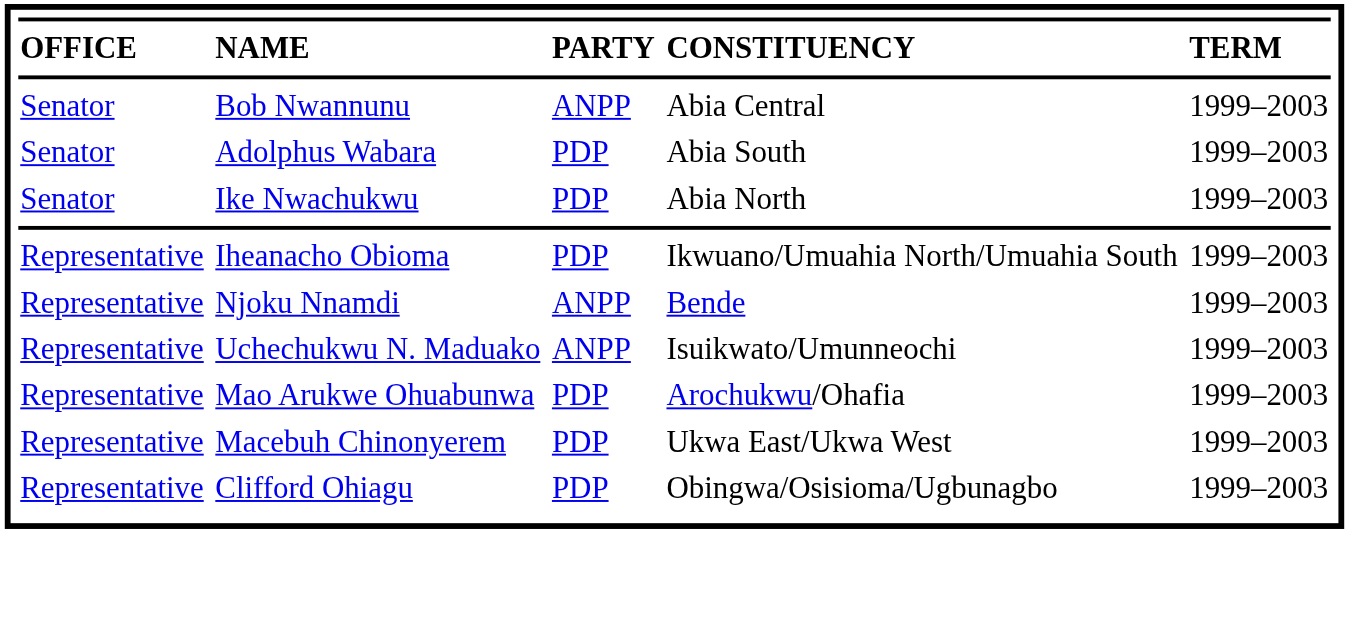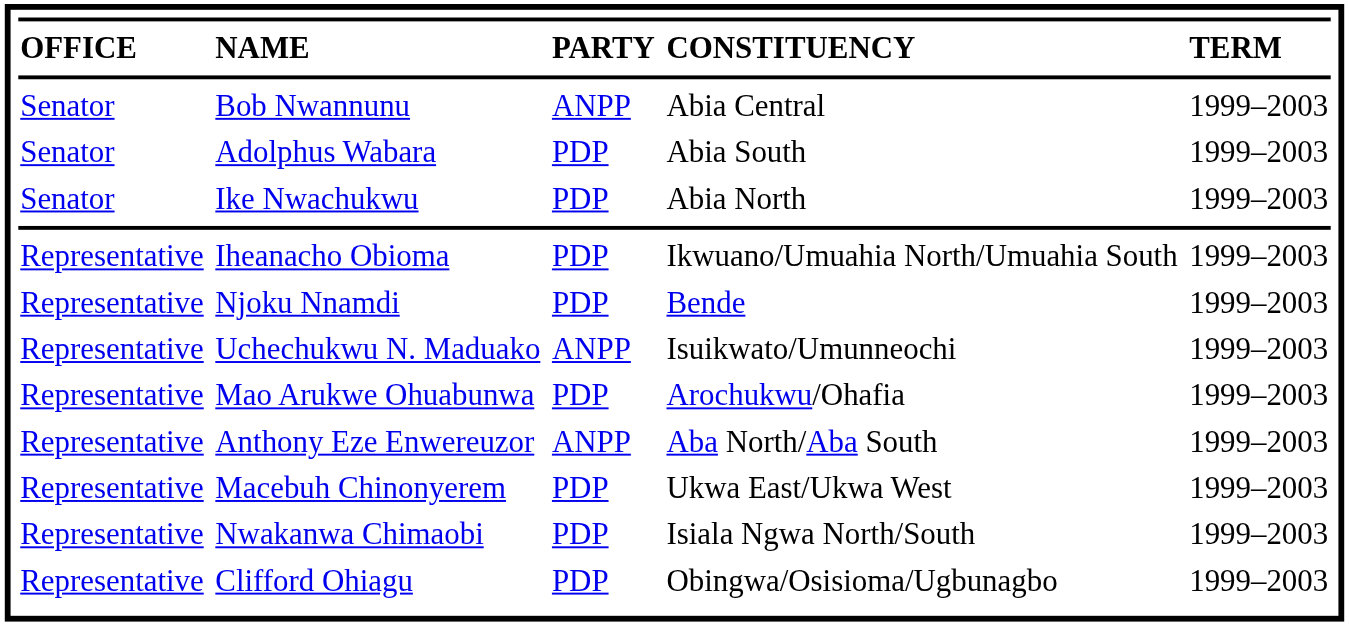(591, 302) ANPP -> (580, 302) PDP
+ row: (375, 441)
+ row: (350, 534)
